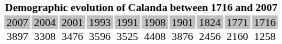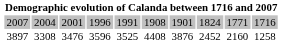(100, 22) 1993 -> (100, 22) 1996
(210, 37) 2456 -> (210, 37) 2452
